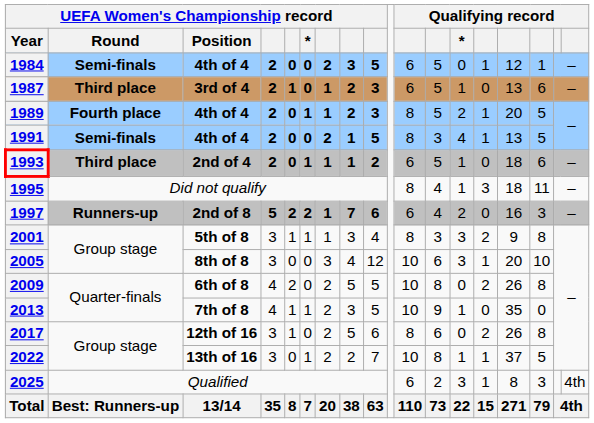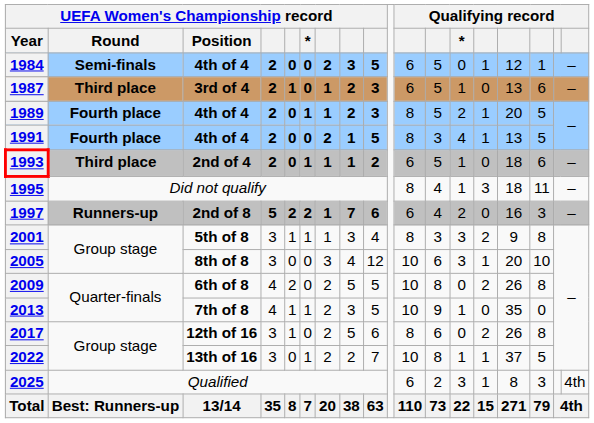(115, 137) Semi-finals -> (115, 137) Fourth place
